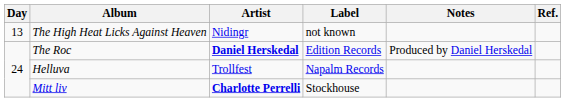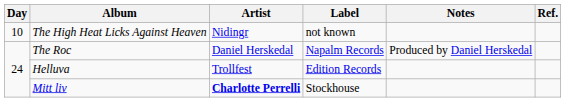(17, 32) 13 -> (17, 32) 10
(255, 50) bold -> (253, 50) normal
(343, 50) Edition Records -> (345, 50) Napalm Records
(345, 69) Napalm Records -> (343, 69) Edition Records
